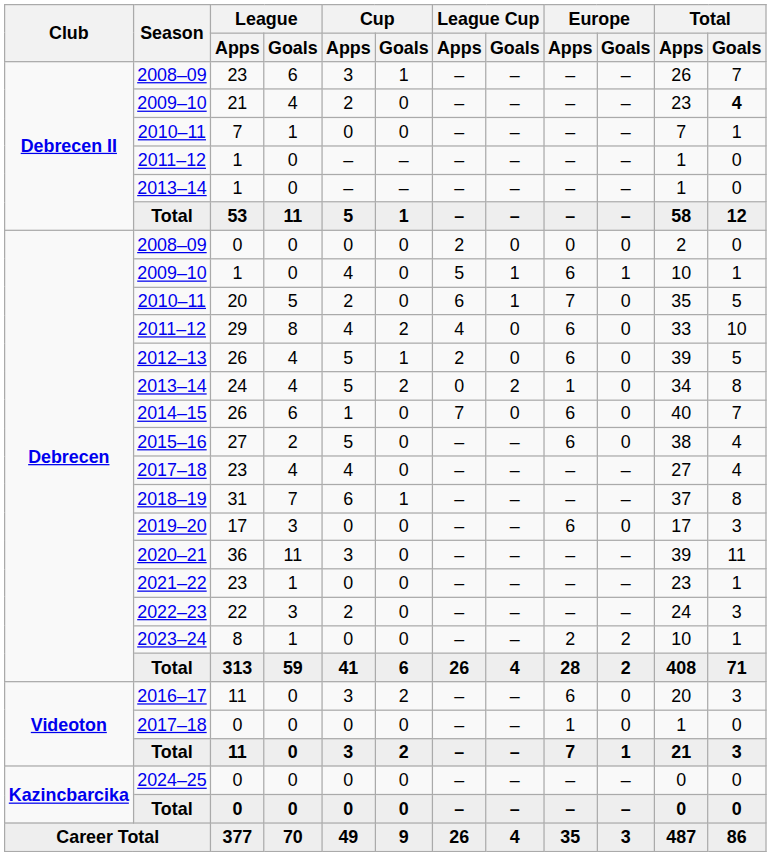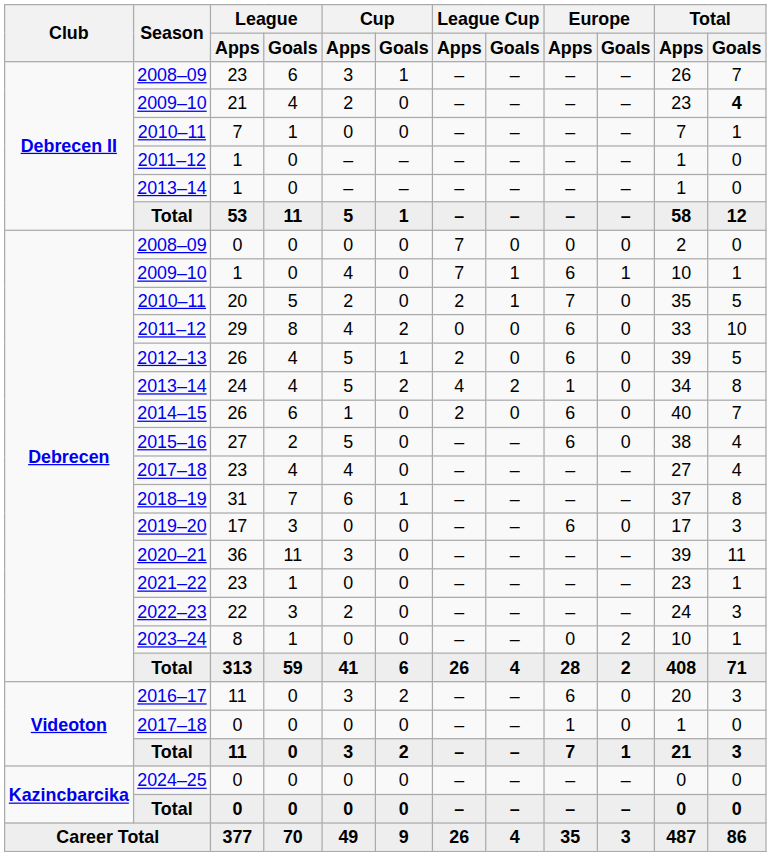(459, 245) 2 -> (459, 245) 7
(459, 273) 5 -> (459, 273) 7
(459, 301) 6 -> (459, 301) 2
(459, 329) 4 -> (459, 329) 0
(459, 386) 0 -> (459, 386) 4
(459, 414) 7 -> (459, 414) 2
(570, 640) 2 -> (570, 640) 0
